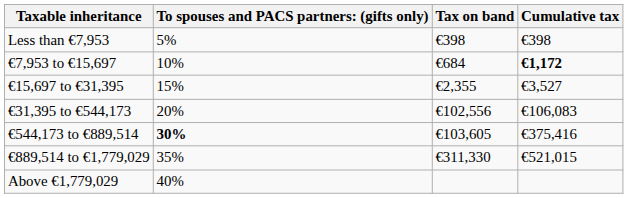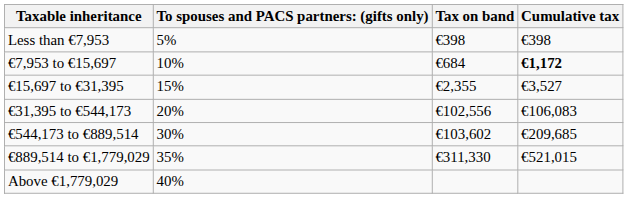(171, 134) bold -> (170, 134) normal
(463, 134) €103,605 -> (463, 134) €103,602
(549, 134) €375,416 -> (549, 134) €209,685
